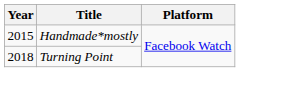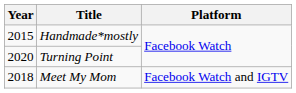(21, 56) 2018 -> (21, 56) 2020
+ row: (78, 77)
